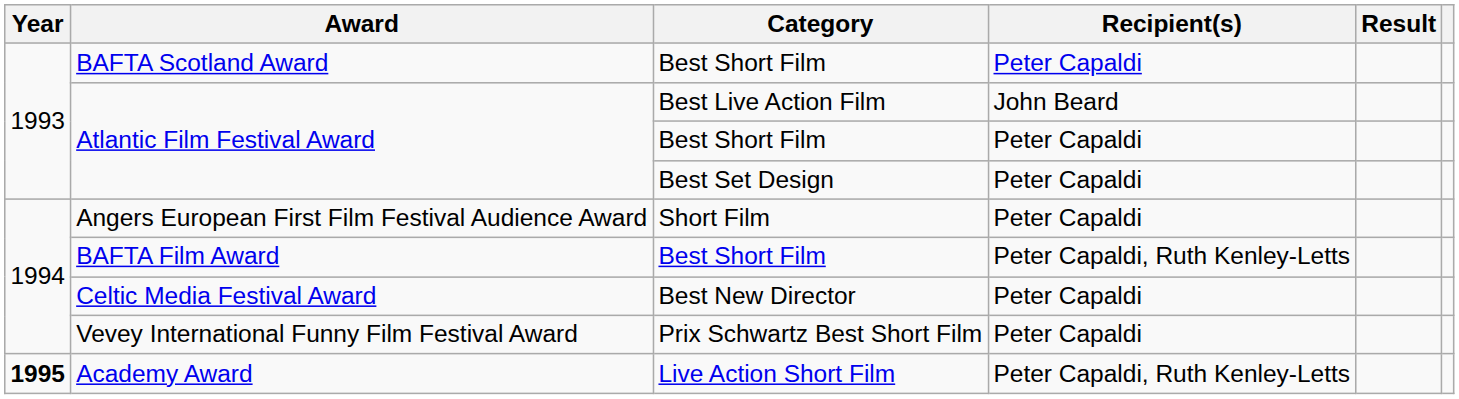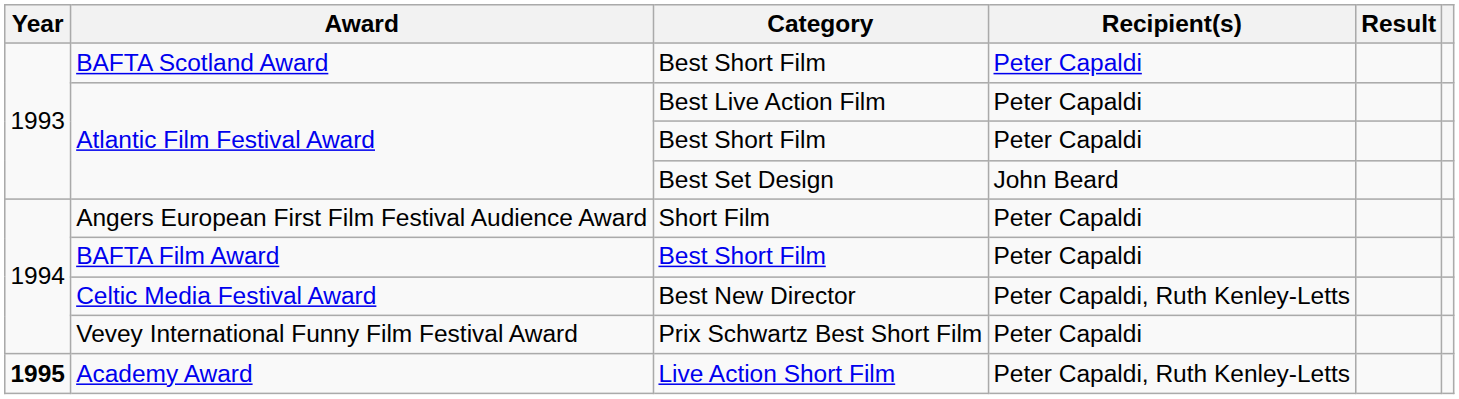(1056, 101) John Beard -> (1068, 101) Peter Capaldi
(1068, 179) Peter Capaldi -> (1056, 179) John Beard
(1172, 256) Peter Capaldi, Ruth Kenley-Letts -> (1068, 256) Peter Capaldi
(1068, 295) Peter Capaldi -> (1172, 295) Peter Capaldi, Ruth Kenley-Letts
